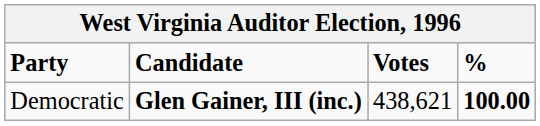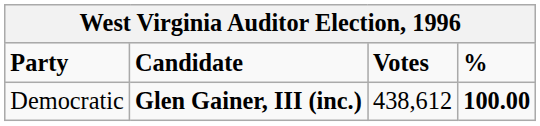(413, 100) 438,621 -> (413, 100) 438,612
